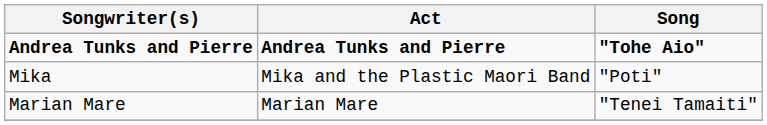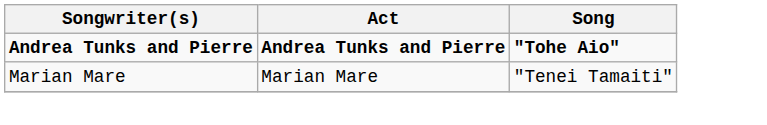- row: (30, 77)
